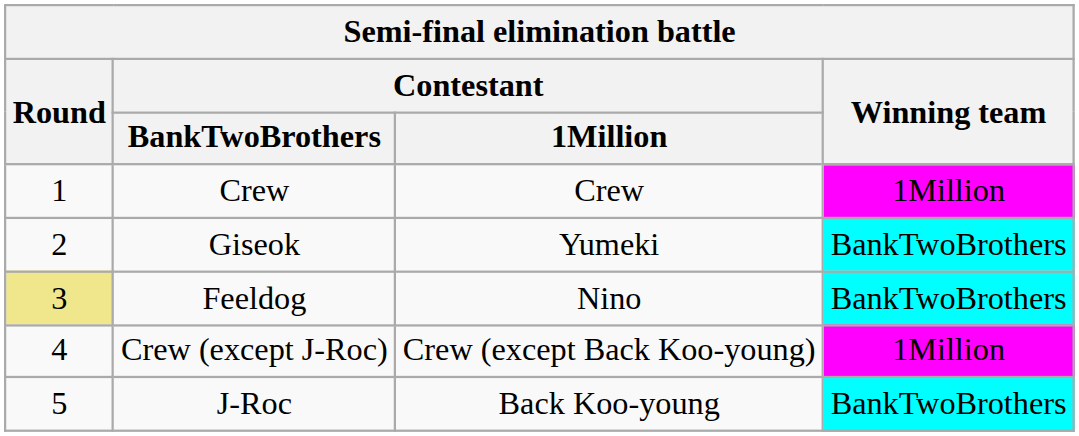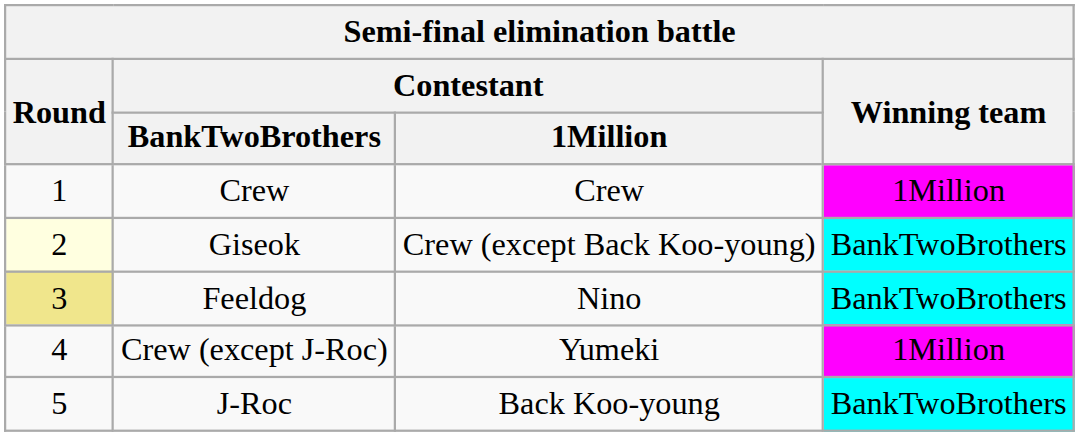(59, 244) no background -> (59, 244) lightyellow background
(609, 244) Yumeki -> (609, 244) Crew (except Back Koo-young)
(609, 350) Crew (except Back Koo-young) -> (609, 350) Yumeki
